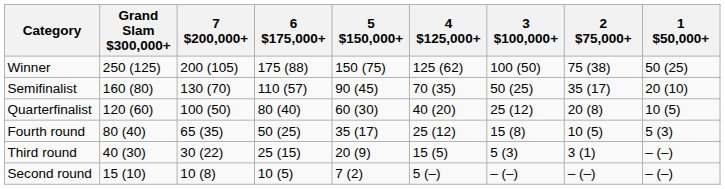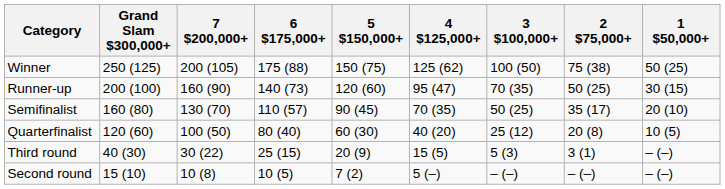+ row: (40, 88)
- row: (46, 131)
